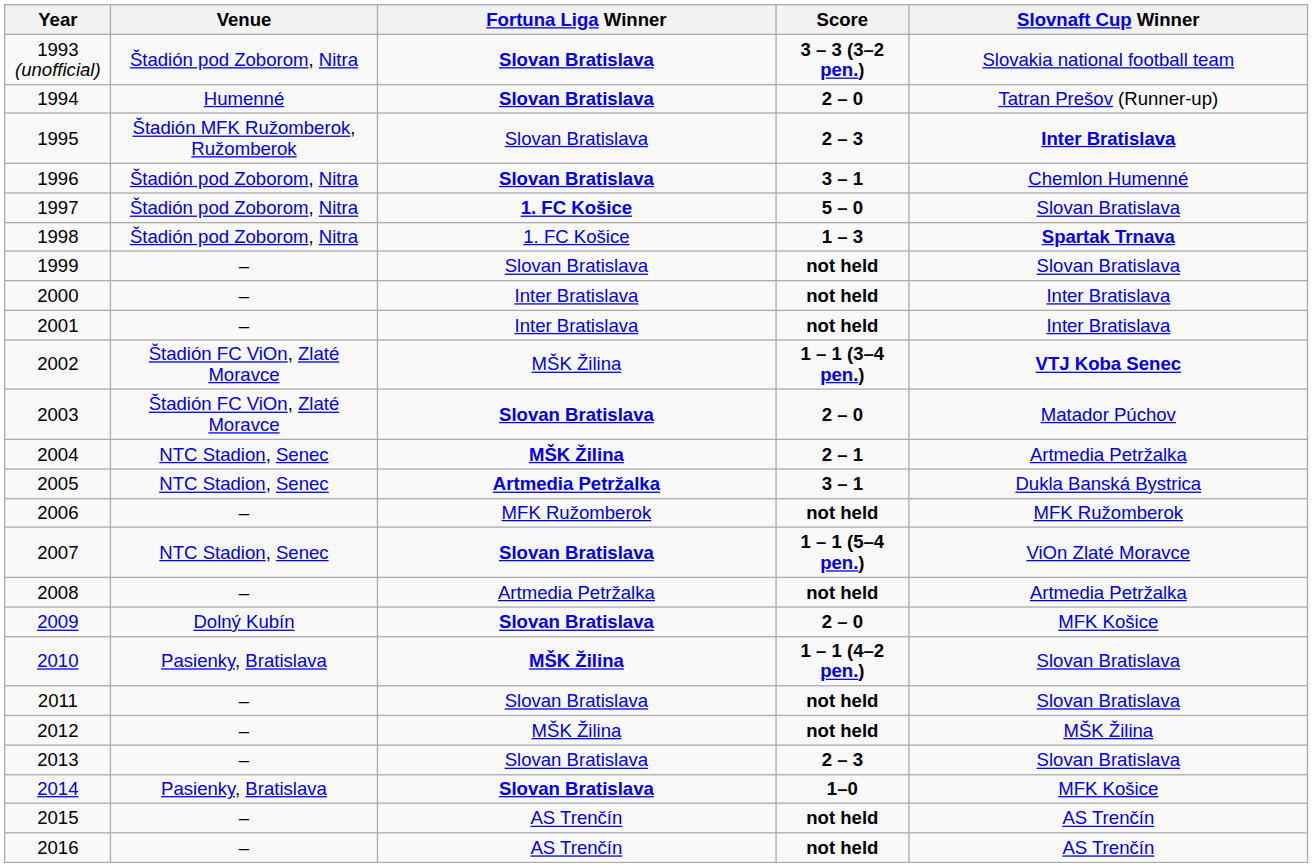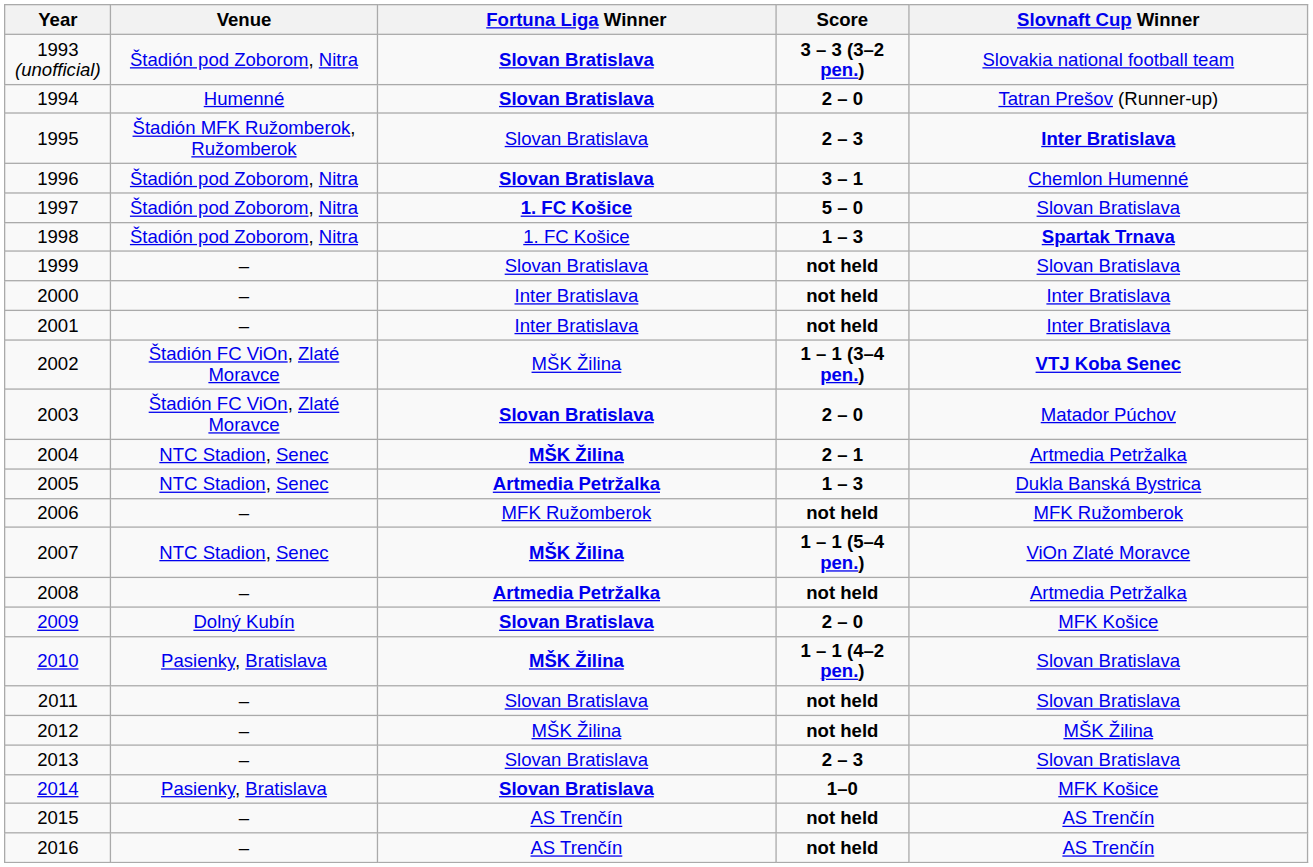(842, 484) 3 – 1 -> (842, 484) 1 – 3
(576, 553) Slovan Bratislava -> (576, 553) MŠK Žilina
(576, 592) normal -> (576, 592) bold
